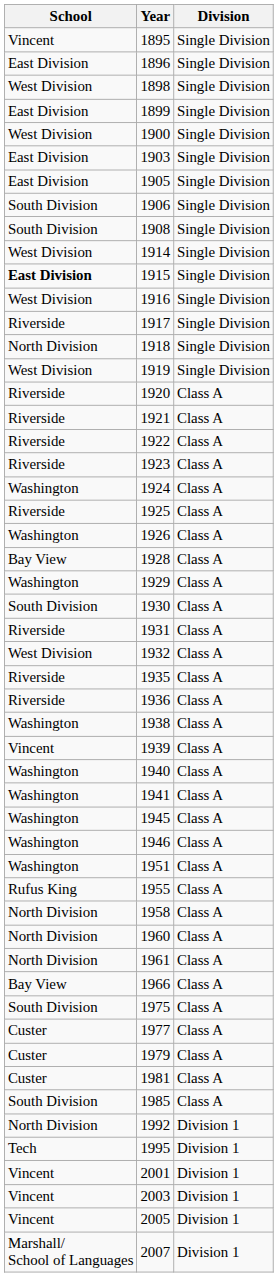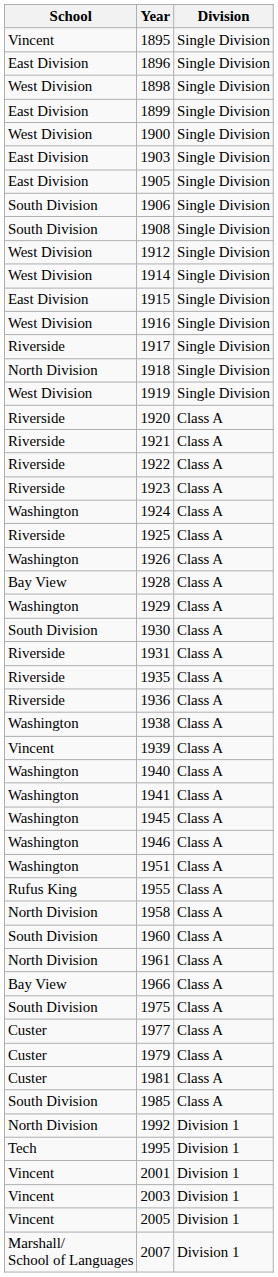+ row: (155, 252)
(50, 275) bold -> (48, 299) normal
- row: (155, 653)
(53, 936) North Division -> (53, 936) South Division
